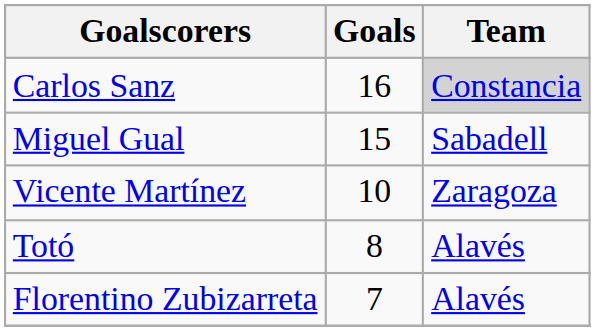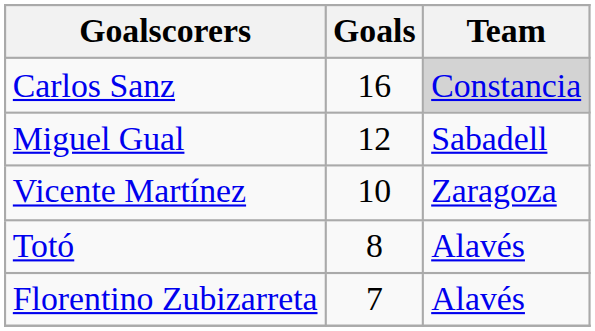(374, 138) 15 -> (374, 138) 12
